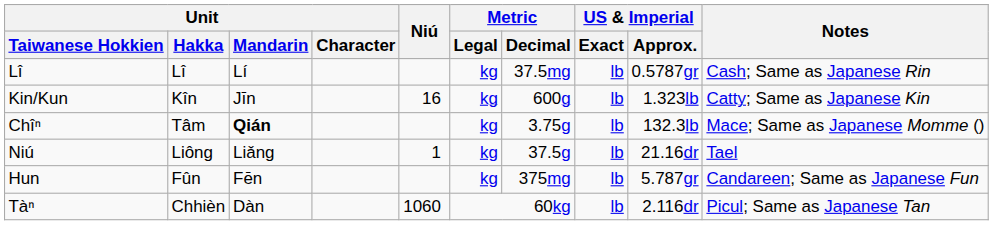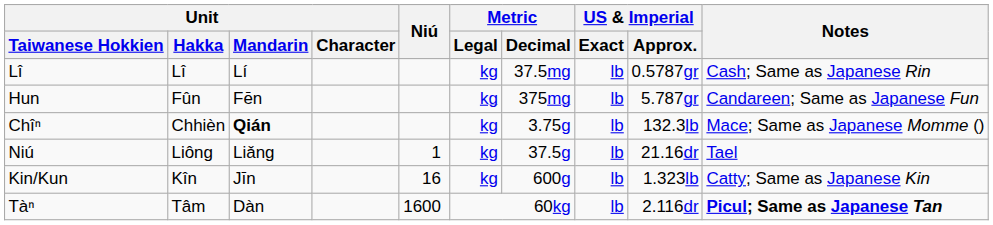rows swapped: (24, 179) <-> (38, 98)
(188, 125) Tâm -> (198, 125) Chhièn
(198, 206) Chhièn -> (188, 206) Tâm
(424, 206) 1060 -> (424, 206) 1600
(818, 206) normal -> (824, 206) bold
